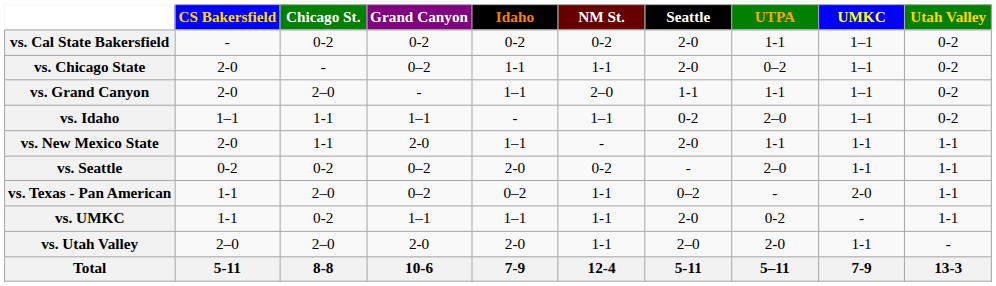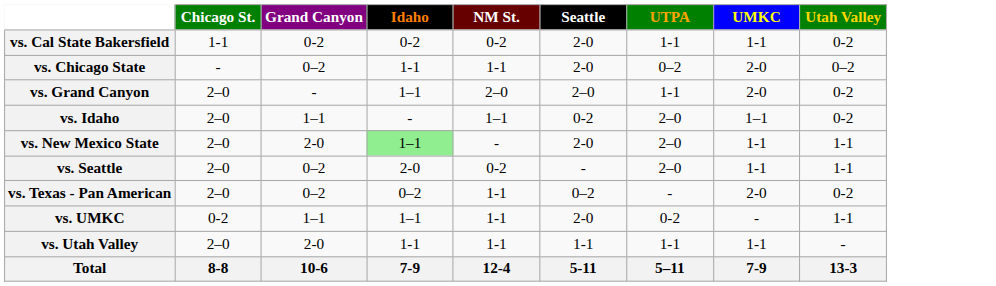- column: (227, 17)
(323, 42) 0-2 -> (218, 42) 1-1
(862, 42) 1–1 -> (757, 42) 1-1
(862, 67) 1–1 -> (757, 67) 2-0
(948, 67) 0-2 -> (843, 67) 0–2
(688, 93) 1-1 -> (583, 93) 2–0
(862, 93) 1–1 -> (757, 93) 2-0
(323, 118) 1-1 -> (218, 118) 2–0
(323, 143) 1-1 -> (218, 143) 2–0
(515, 143) no background -> (410, 143) lightgreen background
(775, 143) 1-1 -> (670, 143) 2–0
(323, 168) 0-2 -> (218, 168) 2–0
(948, 193) 1-1 -> (843, 193) 0-2
(515, 244) 2-0 -> (410, 244) 1-1
(688, 244) 2–0 -> (583, 244) 1-1
(775, 244) 2-0 -> (670, 244) 1-1
